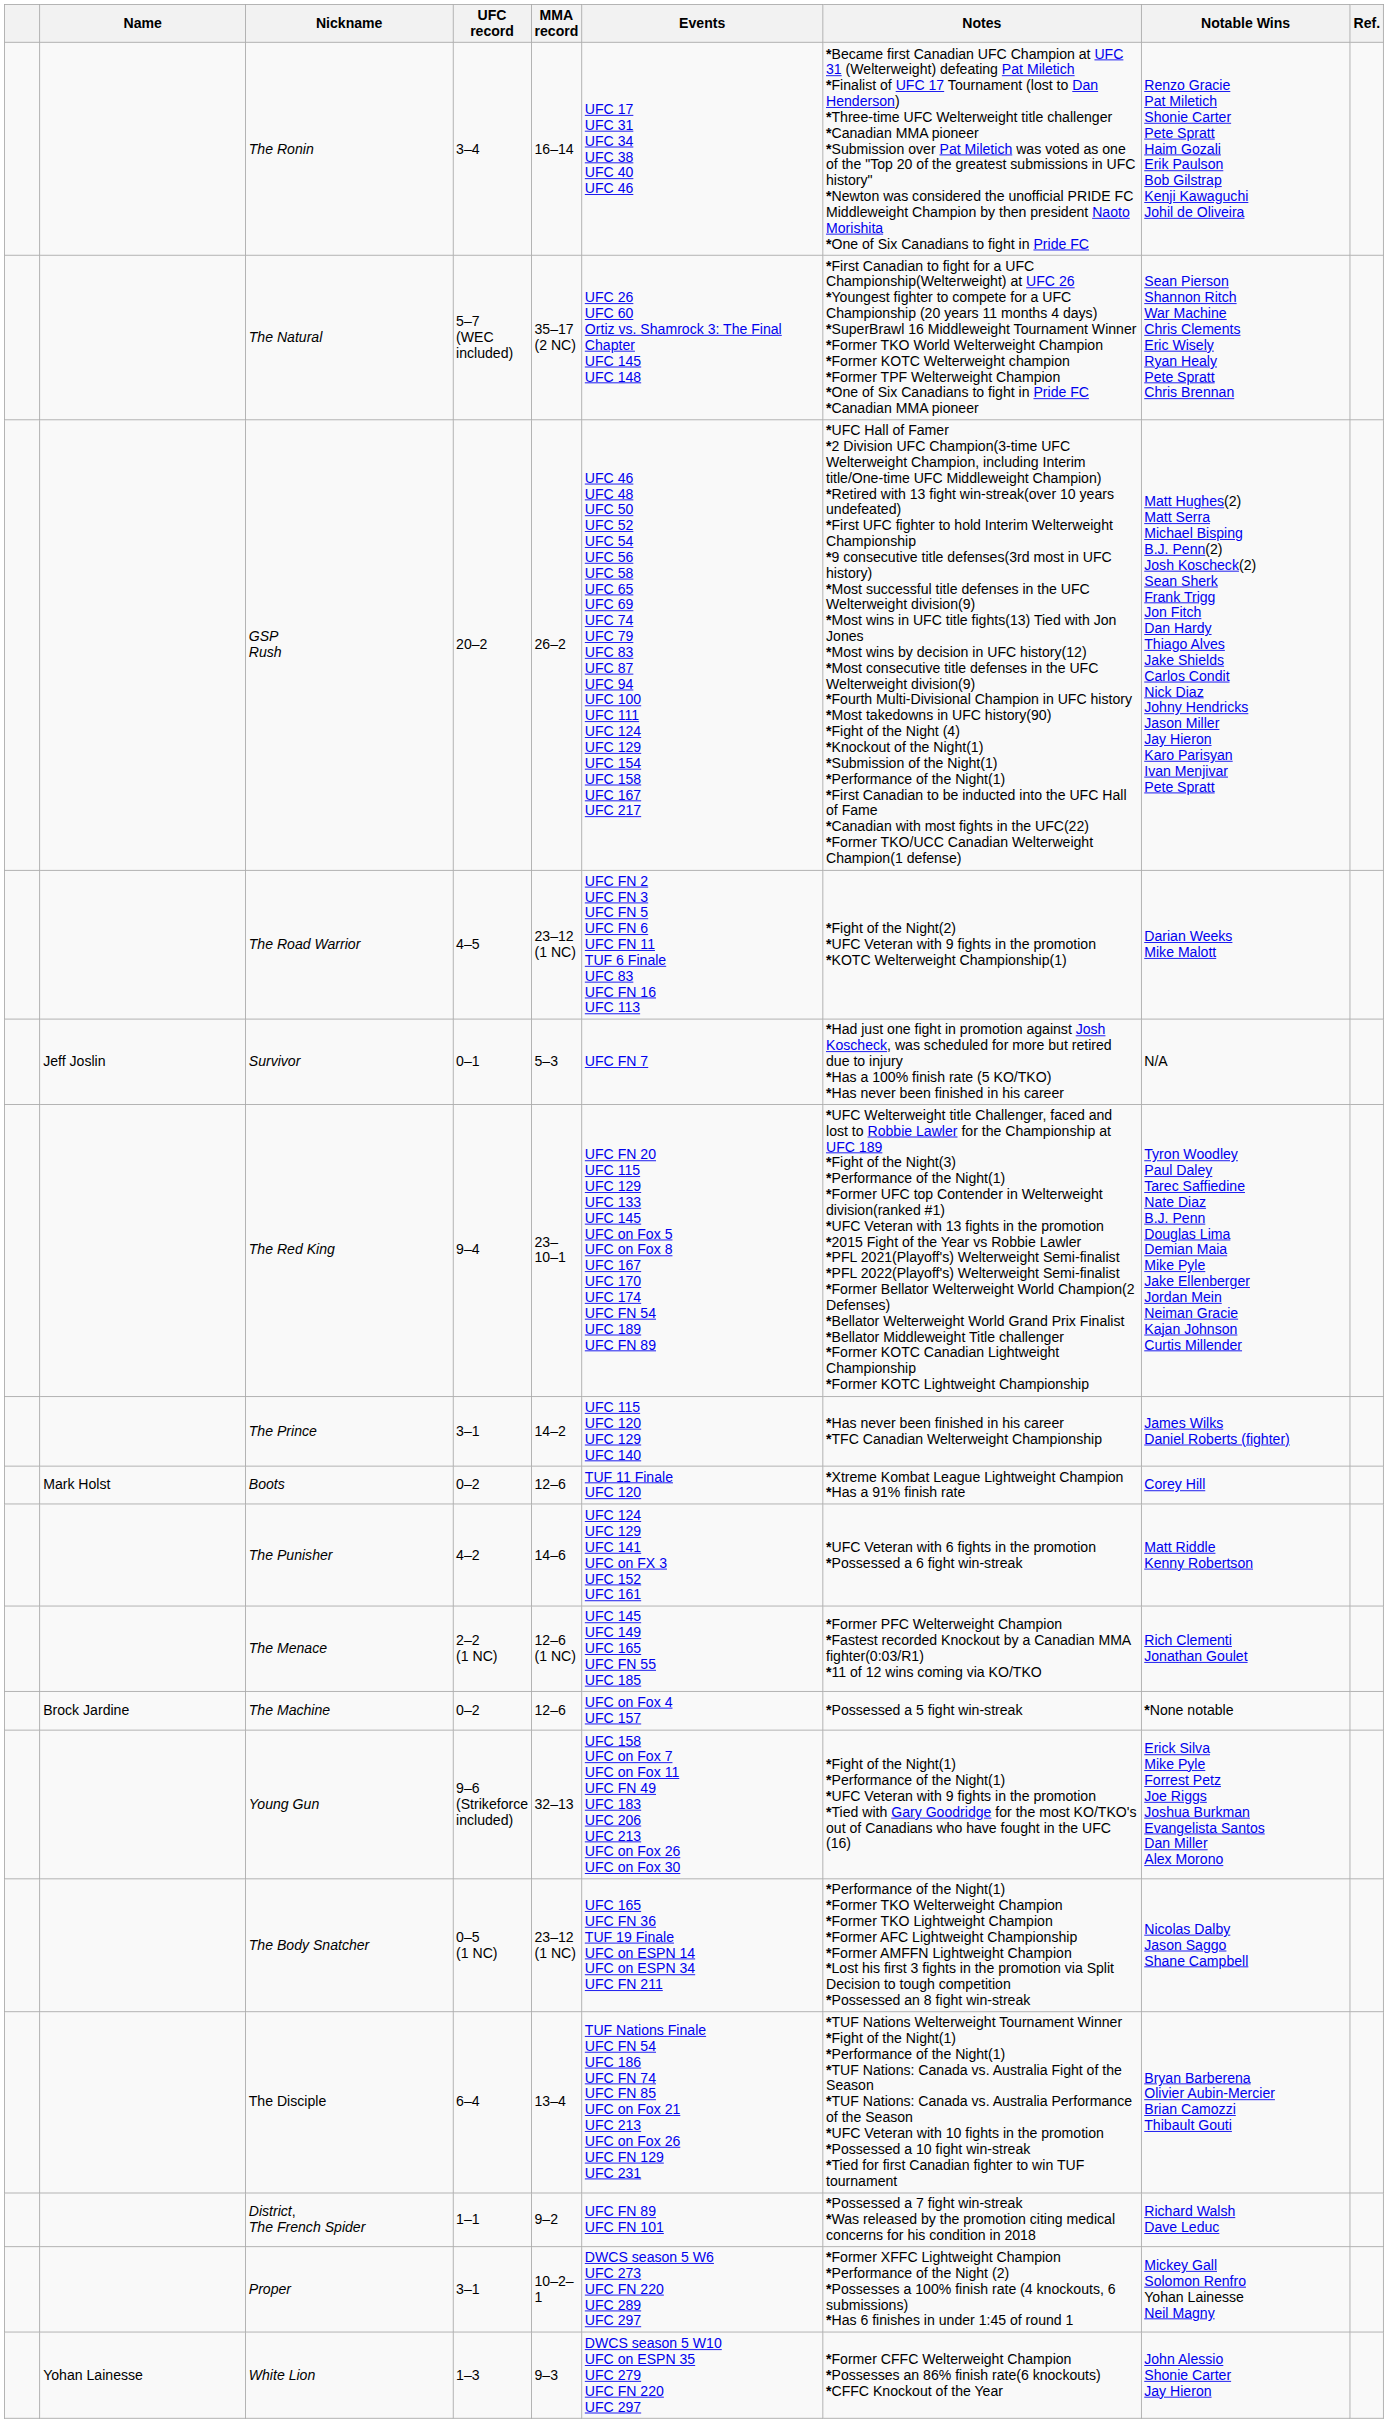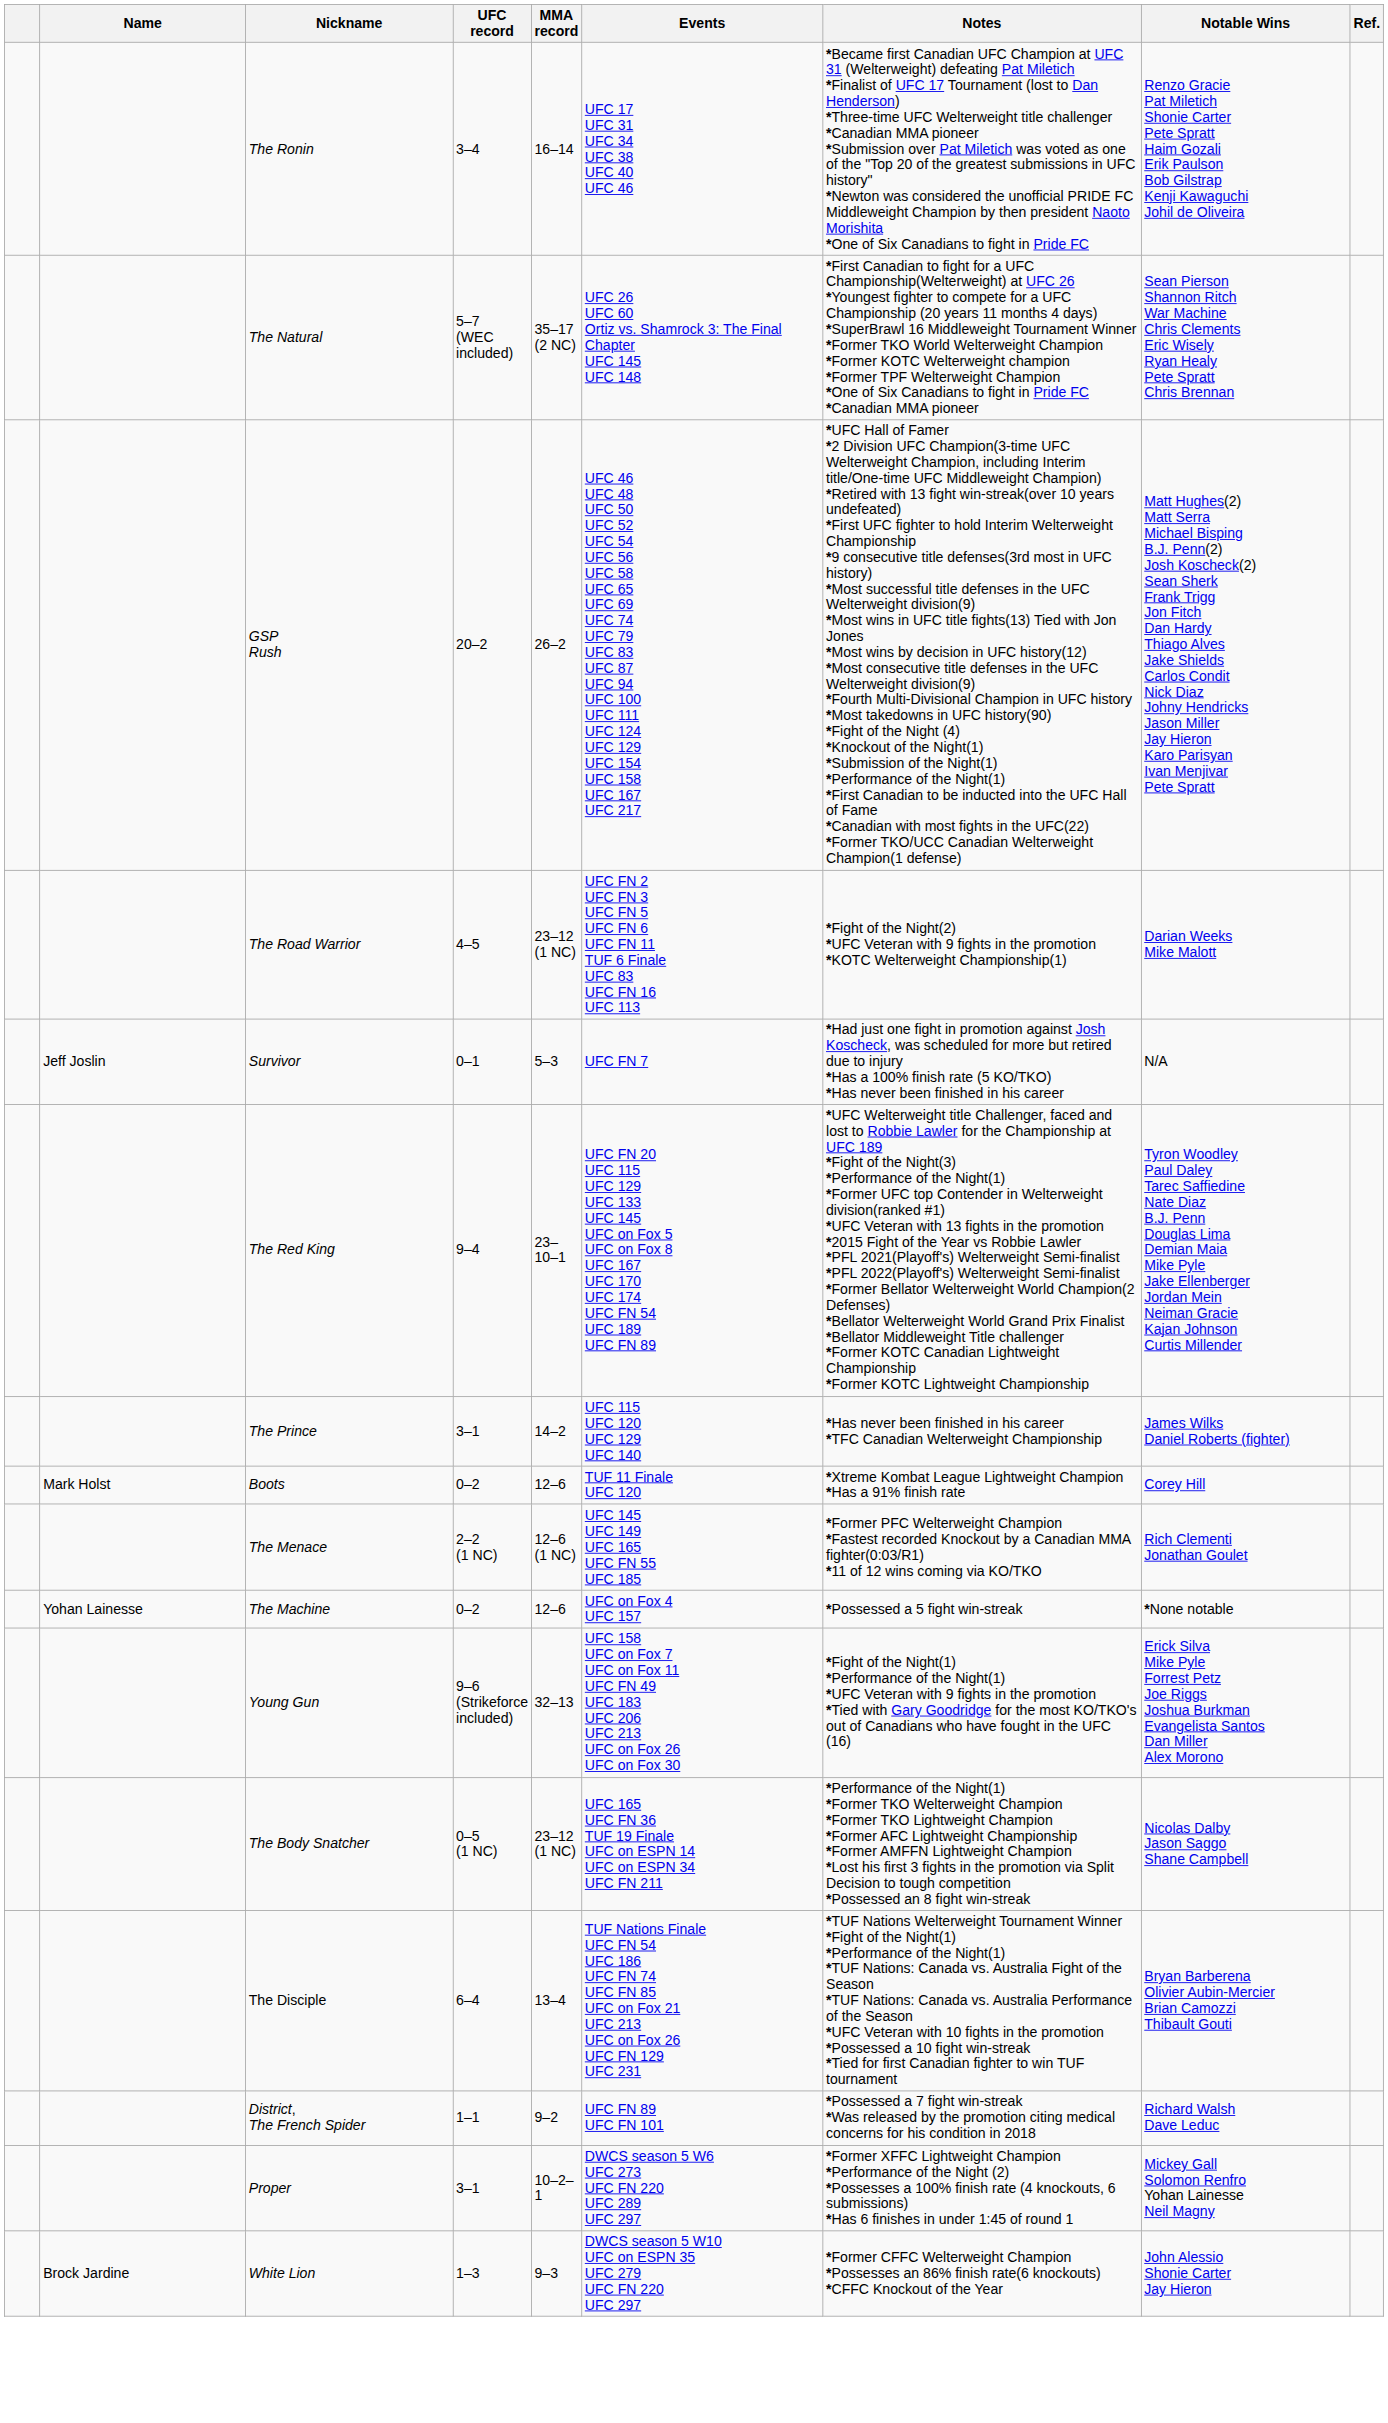- row: (291, 1555)
(86, 1710) Brock Jardine -> (93, 1609) Yohan Lainesse
(93, 2375) Yohan Lainesse -> (86, 2273) Brock Jardine
